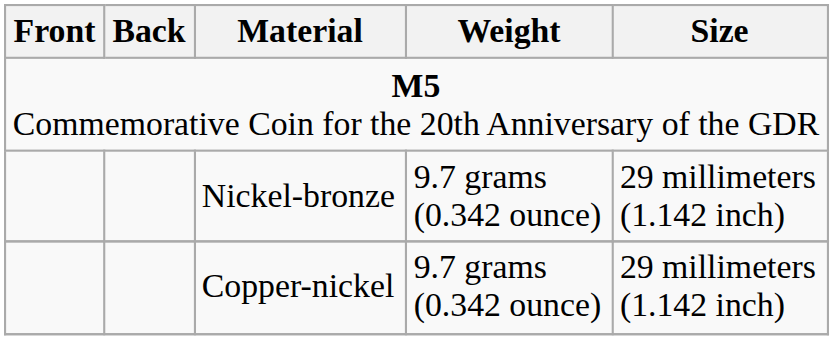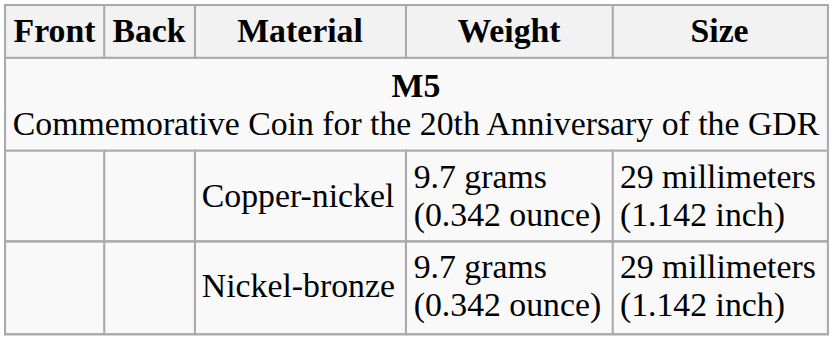rows swapped: (298, 195) <-> (298, 286)
